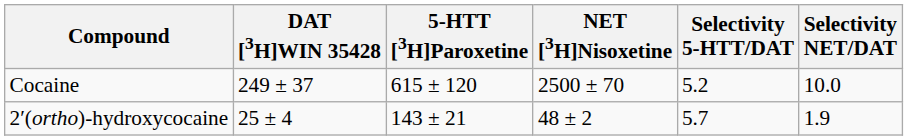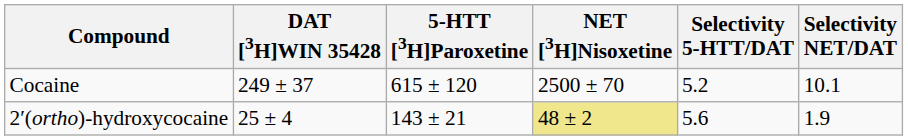(822, 84) 10.0 -> (822, 84) 10.1
(565, 118) no background -> (565, 118) khaki background
(695, 118) 5.7 -> (695, 118) 5.6
